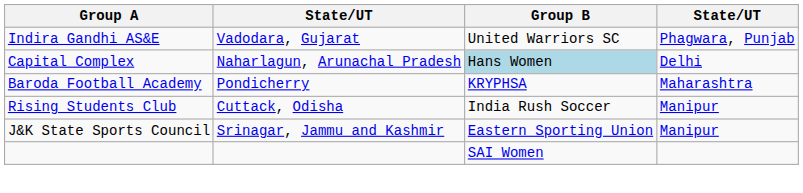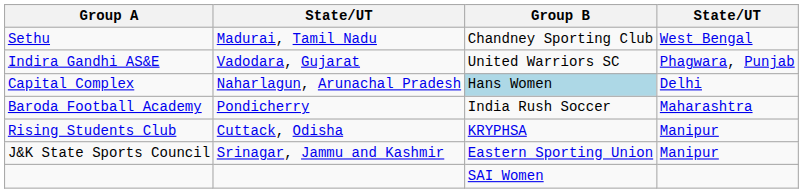+ row: (29, 39)
(497, 85) KRYPHSA -> (539, 108) India Rush Soccer
(539, 108) India Rush Soccer -> (497, 130) KRYPHSA
